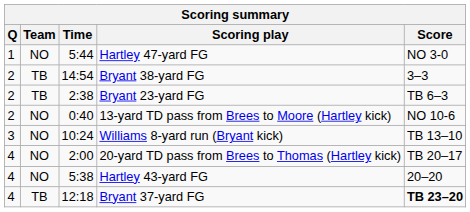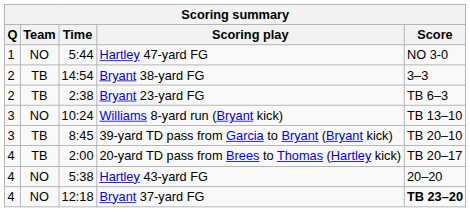- row: (245, 116)
+ row: (246, 136)
(39, 156) NO -> (39, 156) TB
(39, 197) TB -> (39, 197) NO
